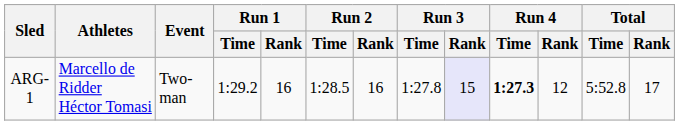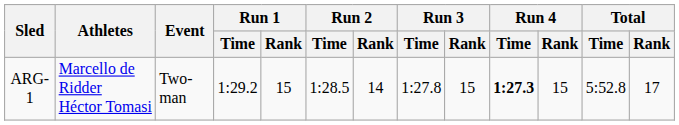(284, 88) 16 -> (284, 88) 15
(375, 88) 16 -> (375, 88) 14
(467, 88) lavender background -> (467, 88) no background
(560, 88) 12 -> (560, 88) 15
